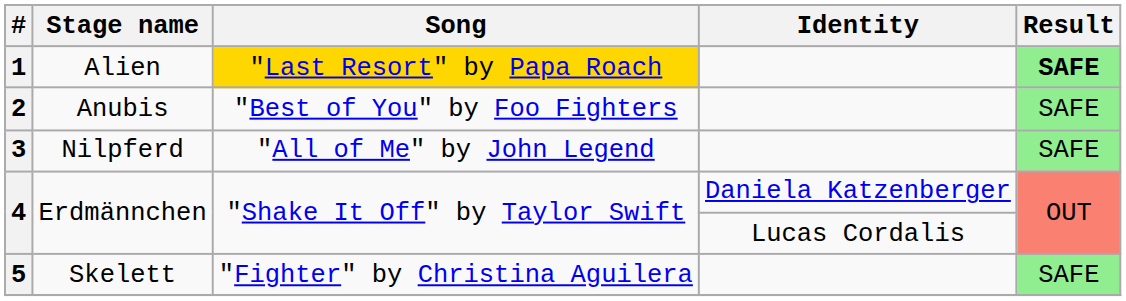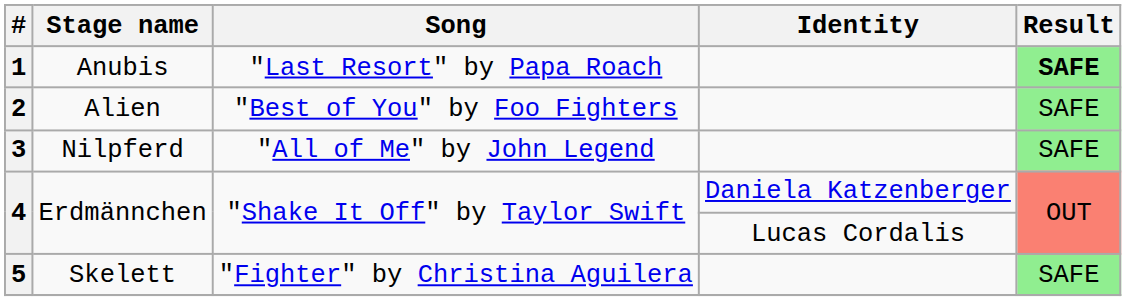(123, 67) Alien -> (123, 67) Anubis
(456, 67) gold background -> (456, 67) no background
(123, 109) Anubis -> (123, 109) Alien
